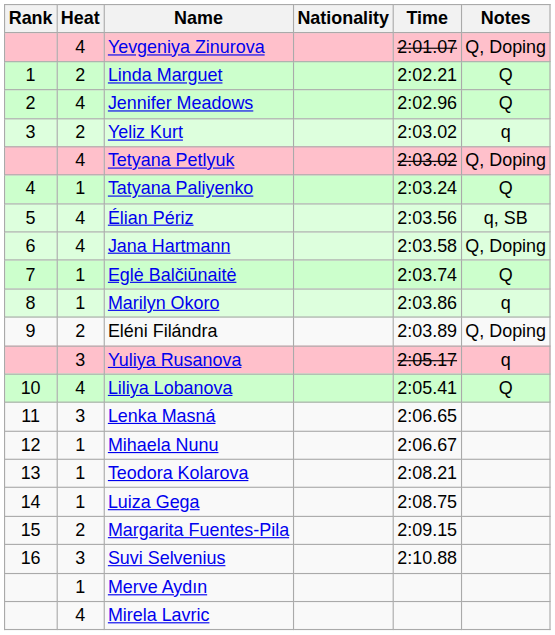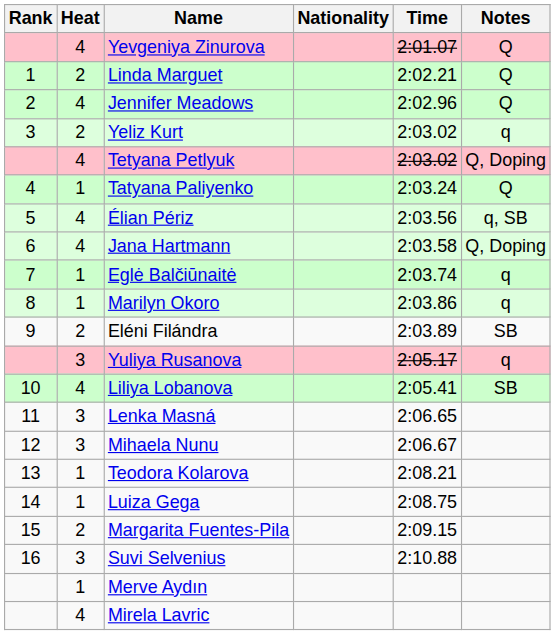(506, 47) Q, Doping -> (506, 47) Q
(506, 274) Q -> (506, 274) q
(506, 331) Q, Doping -> (506, 331) SB
(506, 388) Q -> (506, 388) SB
(80, 445) 1 -> (80, 445) 3
